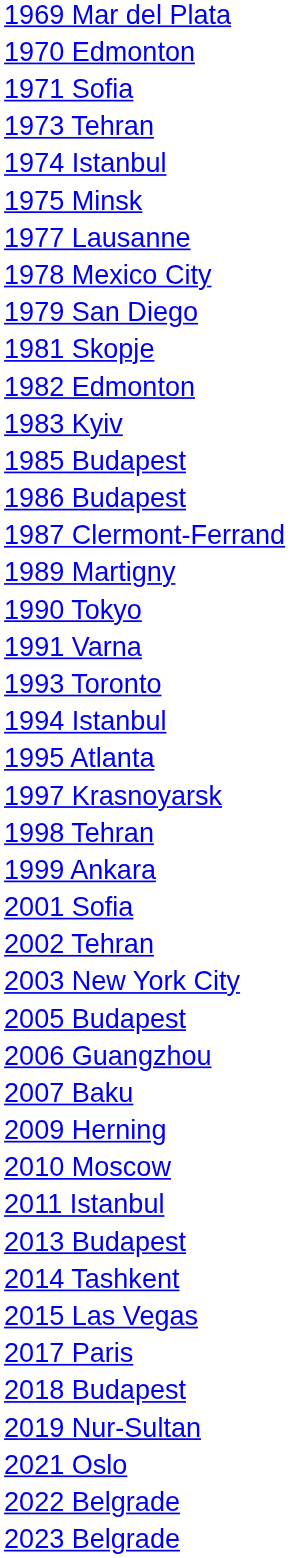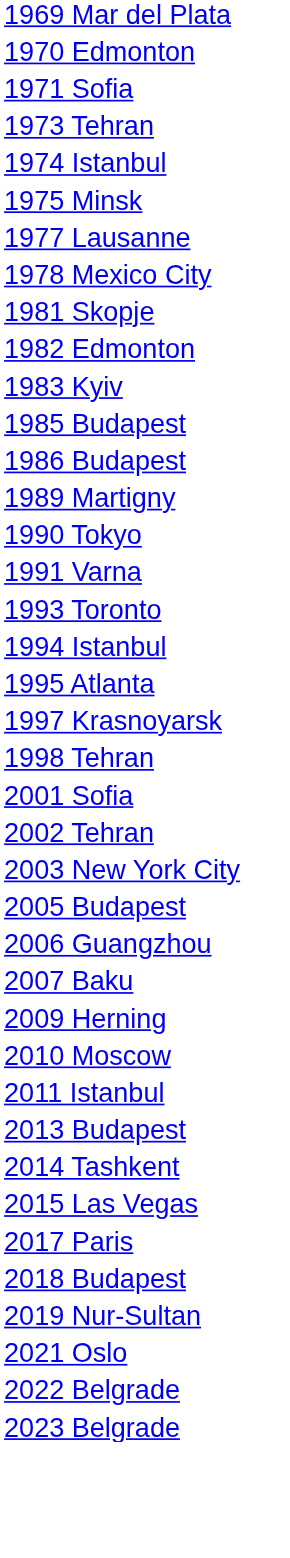- row: (101, 312)
- row: (145, 535)
- row: (80, 870)
